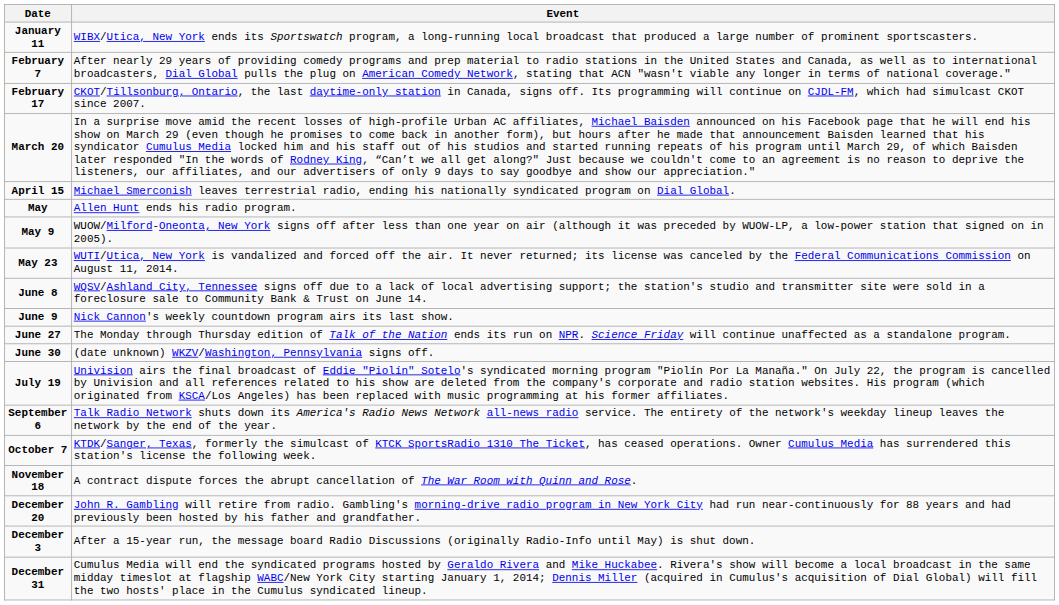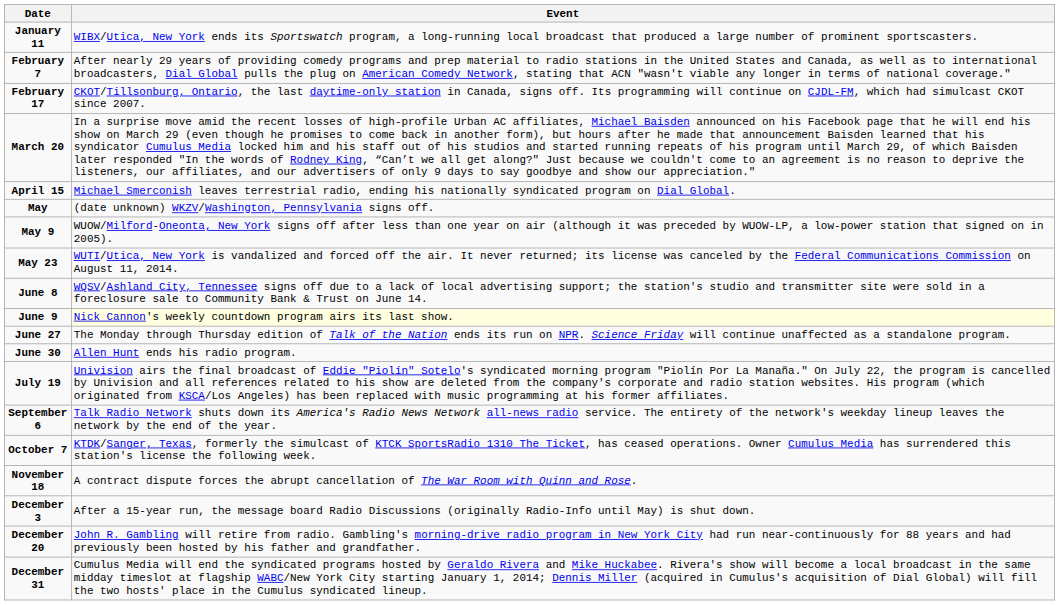(185, 208) Allen Hunt ends his radio program. -> (254, 208) (date unknown) WKZV/Washington, Pennsylvania signs off.
(264, 317) no background -> (264, 317) lightyellow background
(254, 353) (date unknown) WKZV/Washington, Pennsylvania signs off. -> (185, 353) Allen Hunt ends his radio program.
rows swapped: (38, 542) <-> (38, 511)
